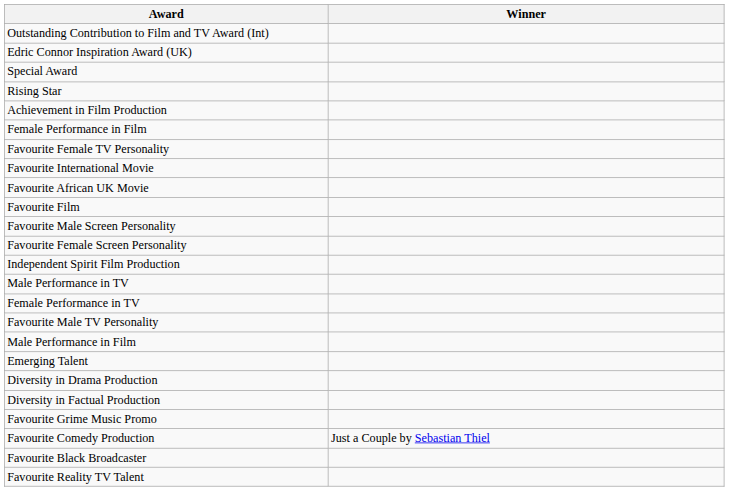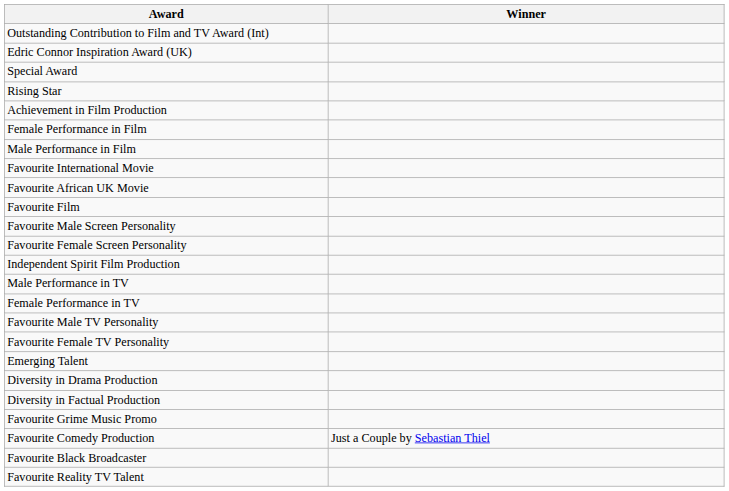rows swapped: (72, 341) <-> (88, 149)
